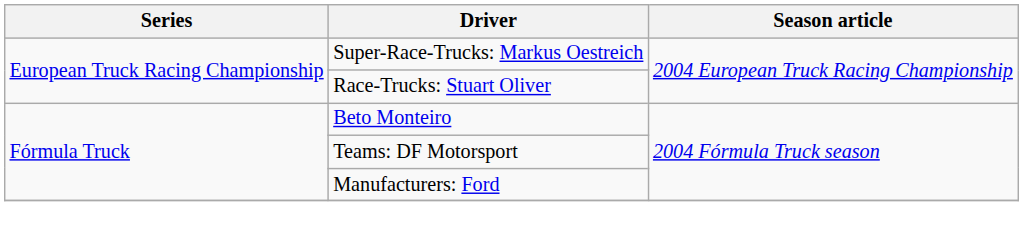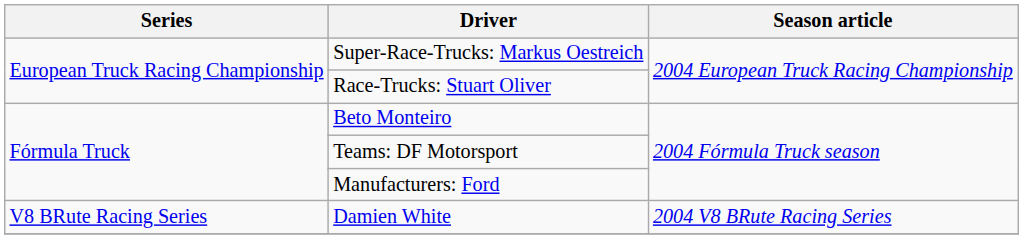+ row: (392, 217)
